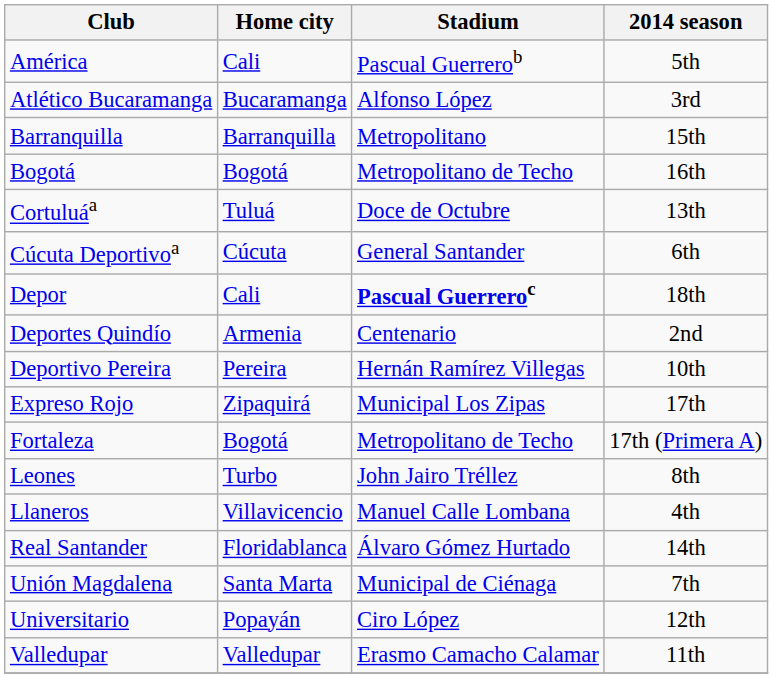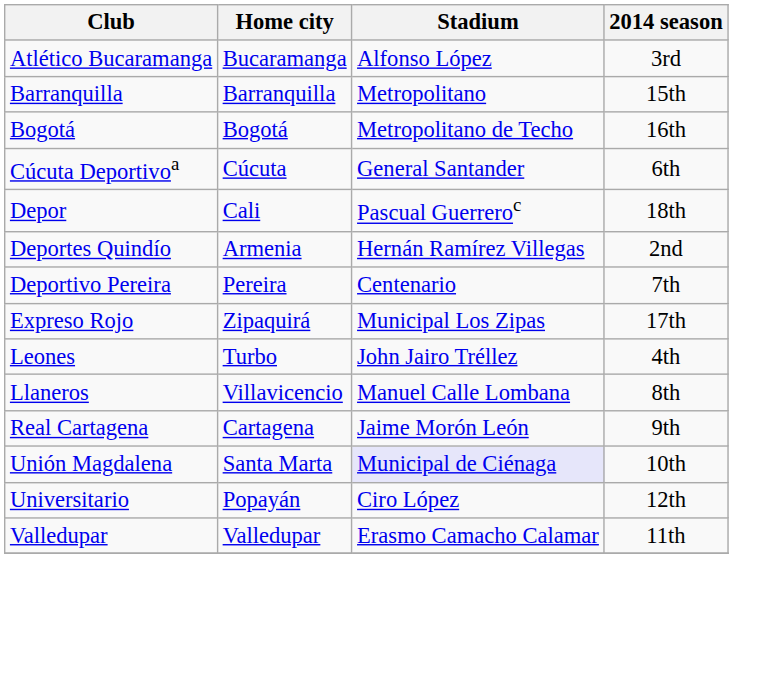- row: (49, 61)
- row: (54, 210)
(446, 294) bold -> (439, 210) normal
(407, 333) Centenario -> (471, 249) Hernán Ramírez Villegas
(471, 368) Hernán Ramírez Villegas -> (407, 285) Centenario
(686, 368) 10th -> (666, 285) 7th
- row: (52, 440)
(686, 476) 8th -> (666, 356) 4th
(686, 511) 4th -> (666, 392) 8th
+ row: (79, 428)
- row: (78, 547)
(457, 583) no background -> (457, 463) lavender background
(686, 583) 7th -> (666, 463) 10th
